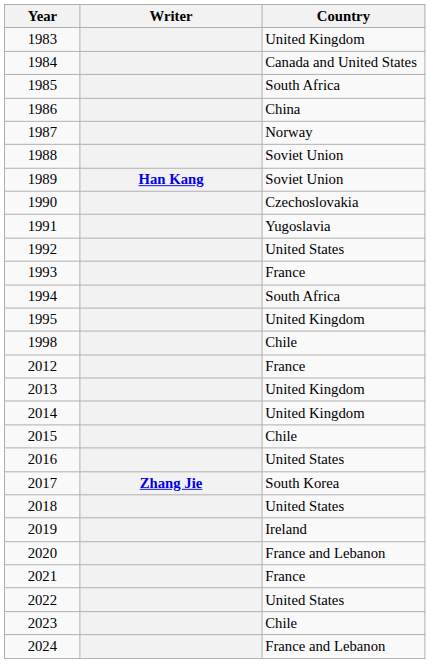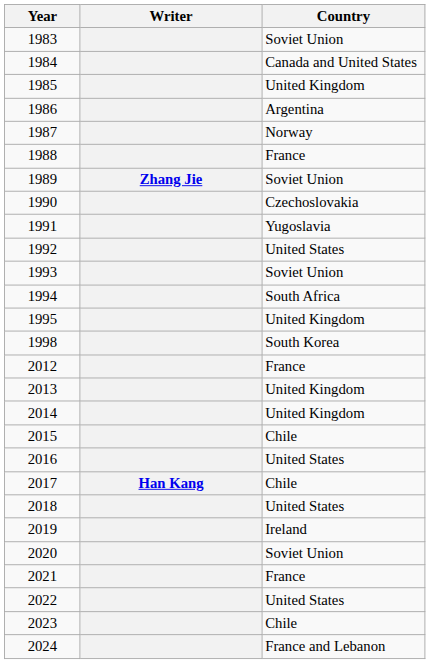(315, 39) United Kingdom -> (304, 39) Soviet Union
(303, 86) South Africa -> (315, 86) United Kingdom
(283, 109) China -> (295, 109) Argentina
(304, 156) Soviet Union -> (285, 156) France
(171, 179) Han Kang -> (171, 179) Zhang Jie
(285, 272) France -> (304, 272) Soviet Union
(281, 343) Chile -> (302, 343) South Korea
(171, 483) Zhang Jie -> (171, 483) Han Kang
(302, 483) South Korea -> (281, 483) Chile
(325, 553) France and Lebanon -> (304, 553) Soviet Union
